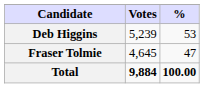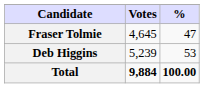rows swapped: (65, 33) <-> (65, 53)
